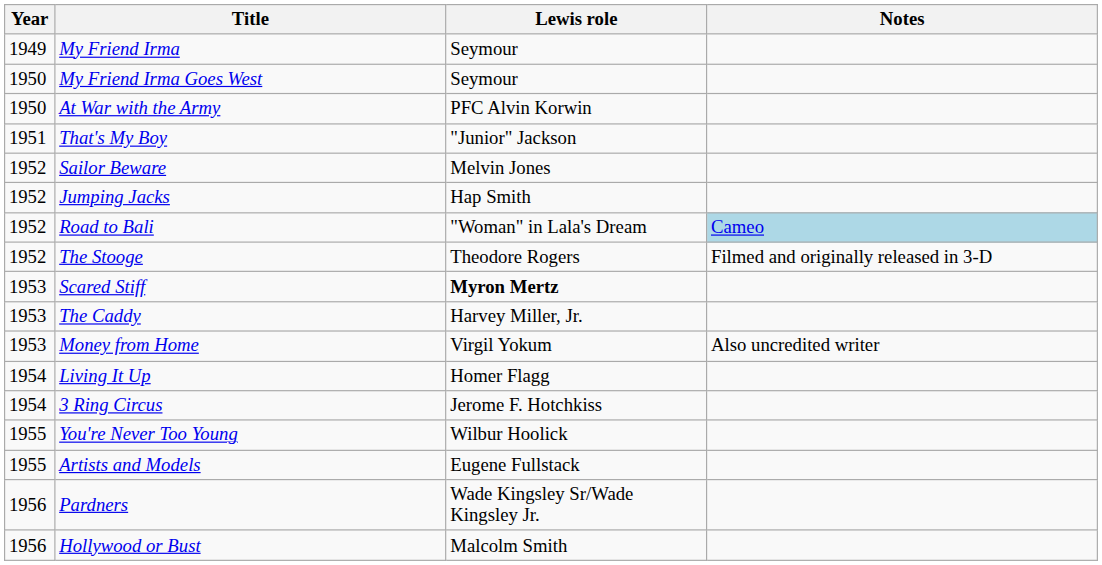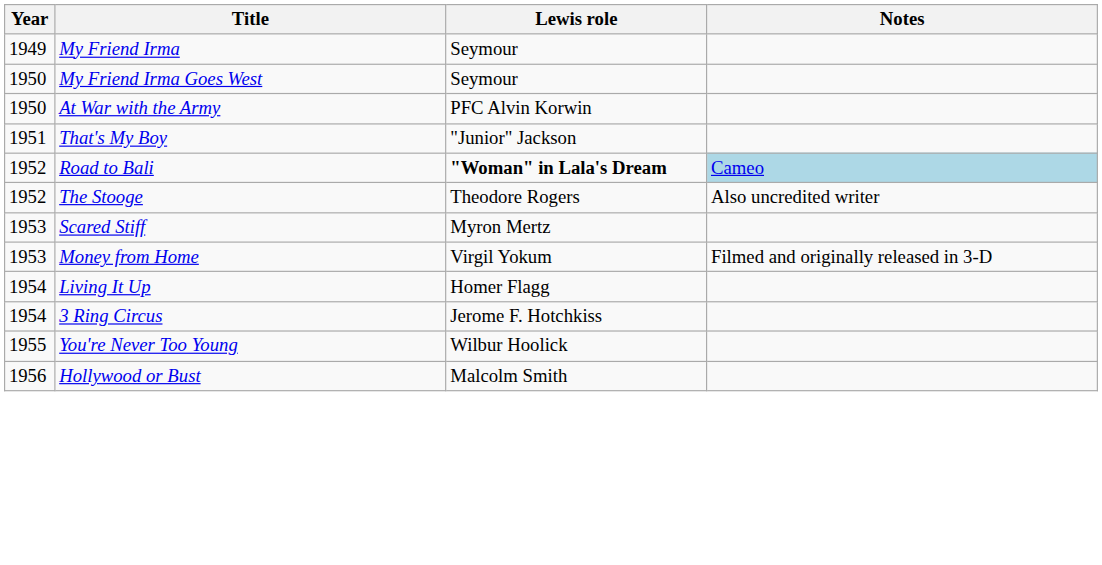- row: (113, 167)
- row: (115, 197)
(549, 227) normal -> (559, 167) bold
(852, 256) Filmed and originally released in 3-D -> (795, 197) Also uncredited writer
(504, 286) bold -> (500, 227) normal
- row: (100, 316)
(795, 345) Also uncredited writer -> (852, 256) Filmed and originally released in 3-D
- row: (130, 464)
- row: (94, 504)
